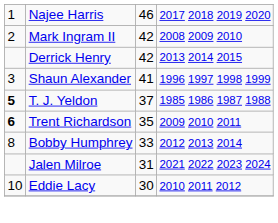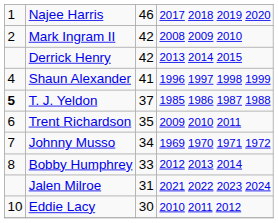(11, 79) 3 -> (11, 79) 4
(11, 121) bold -> (11, 121) normal
+ row: (72, 143)
